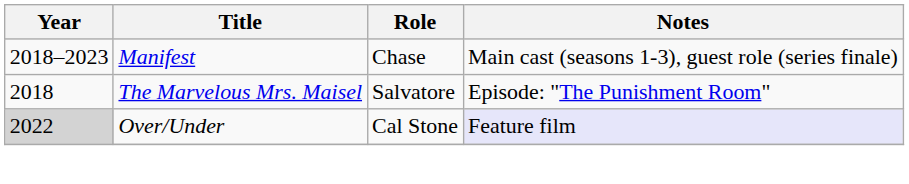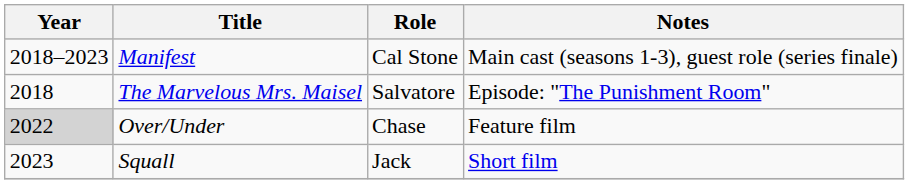(399, 56) Chase -> (415, 56) Cal Stone
(415, 126) Cal Stone -> (399, 126) Chase
(522, 126) lavender background -> (522, 126) no background
+ row: (146, 160)
